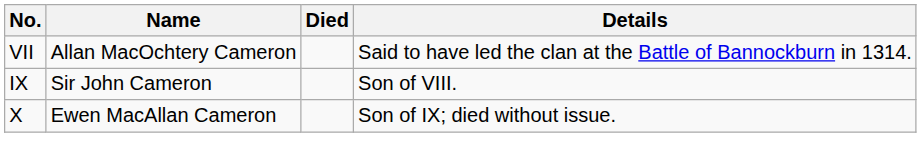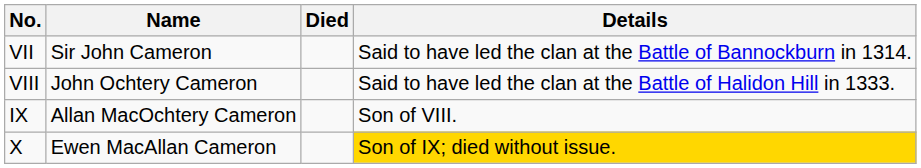(174, 52) Allan MacOchtery Cameron -> (131, 52) Sir John Cameron
+ row: (24, 83)
(131, 83) Sir John Cameron -> (174, 115) Allan MacOchtery Cameron
(487, 115) no background -> (487, 147) gold background
